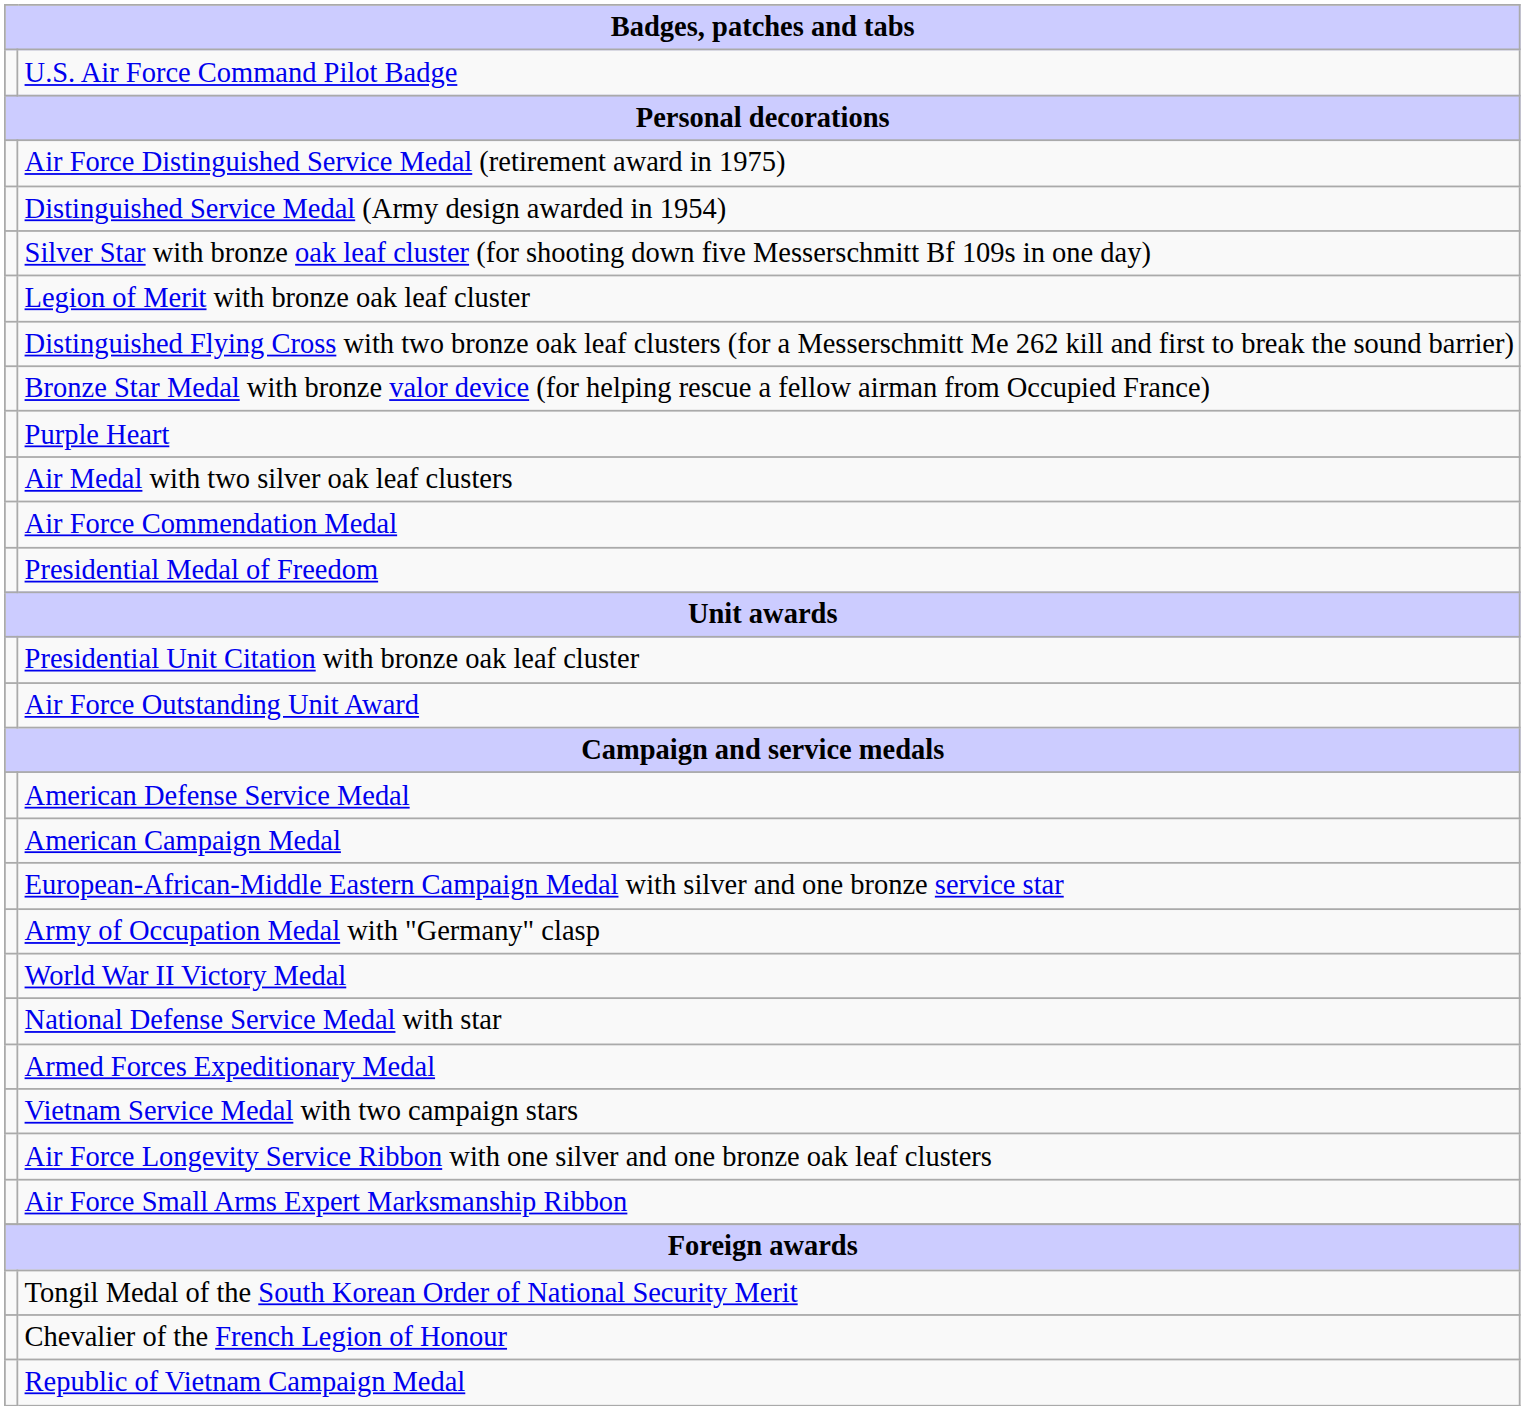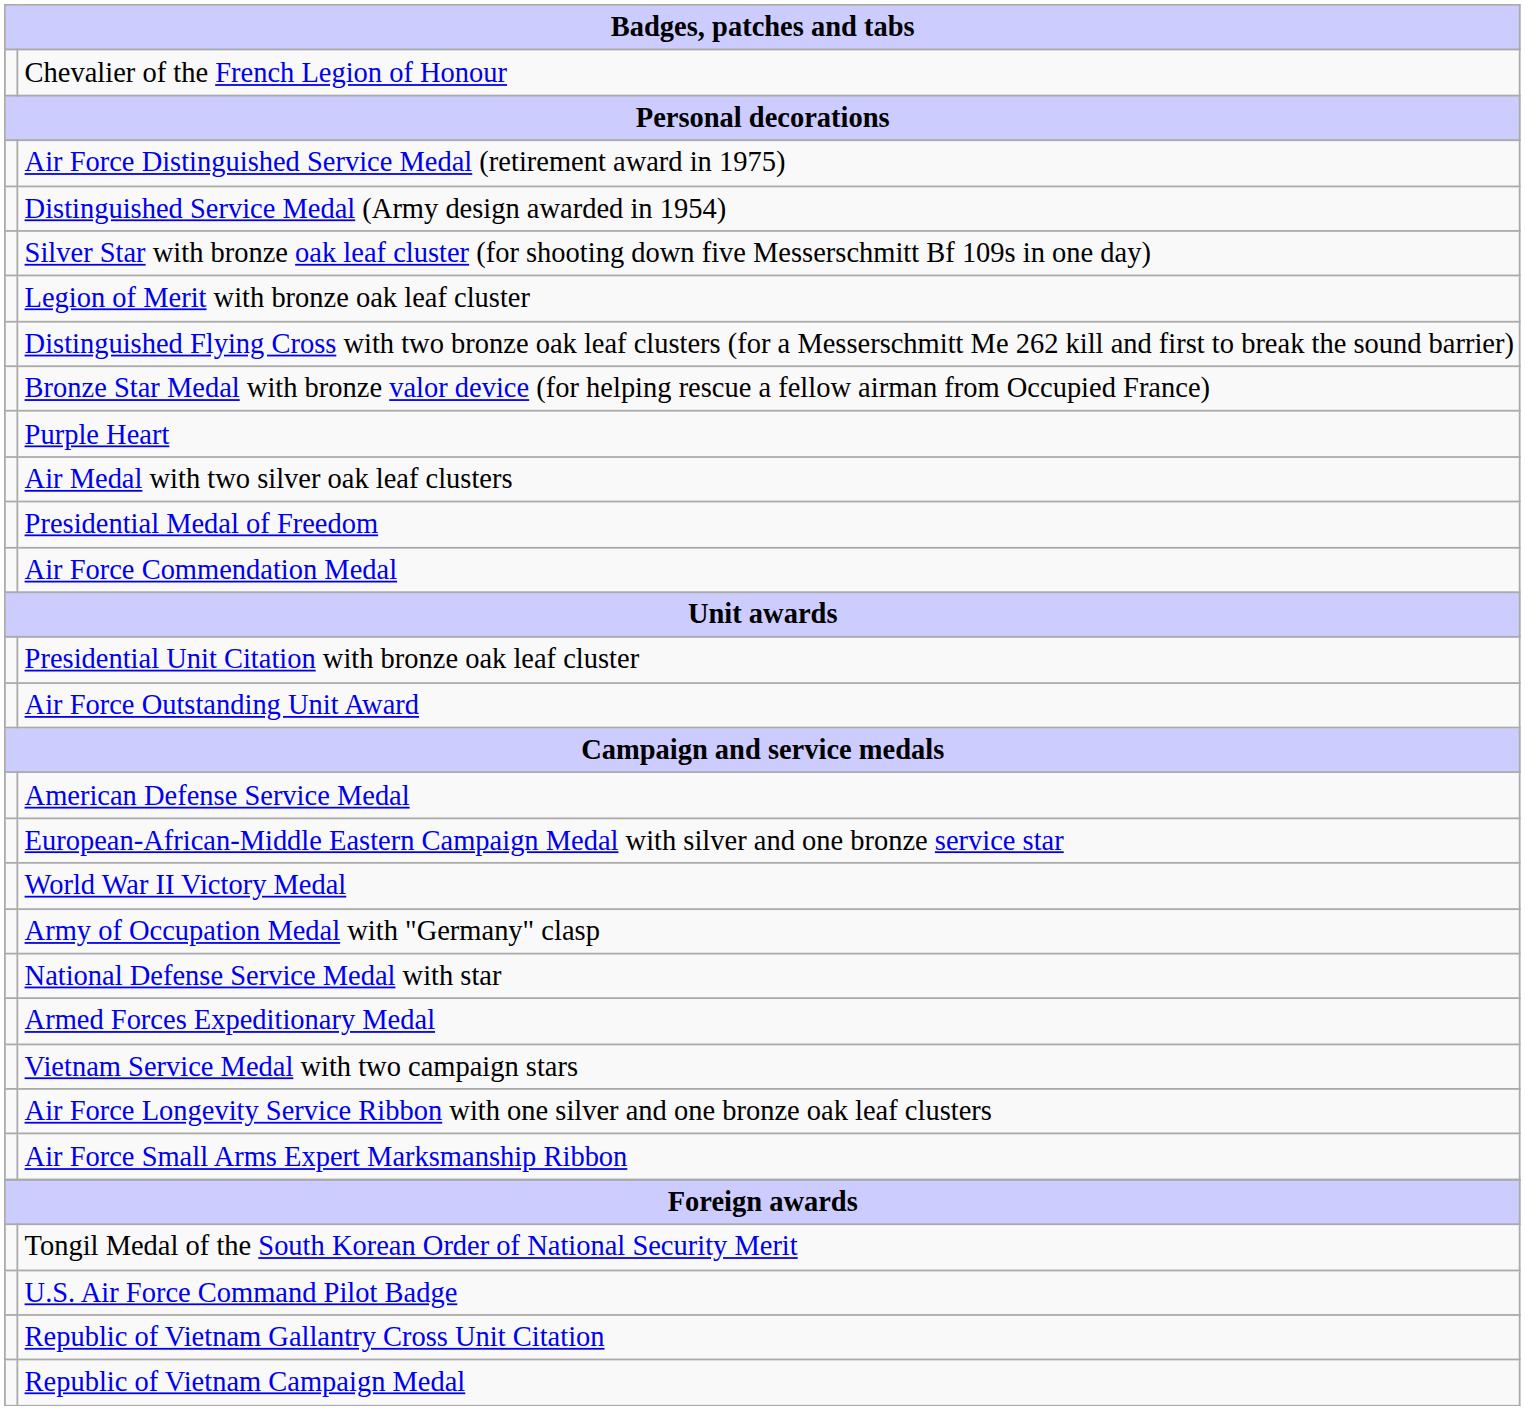rows swapped: (241, 72) <-> (266, 1336)
rows swapped: (211, 523) <-> (201, 569)
- row: (183, 840)
rows swapped: (185, 975) <-> (312, 930)
+ row: (315, 1336)
